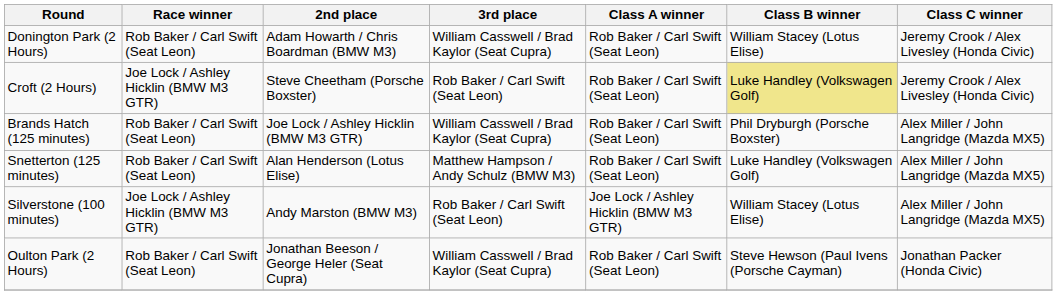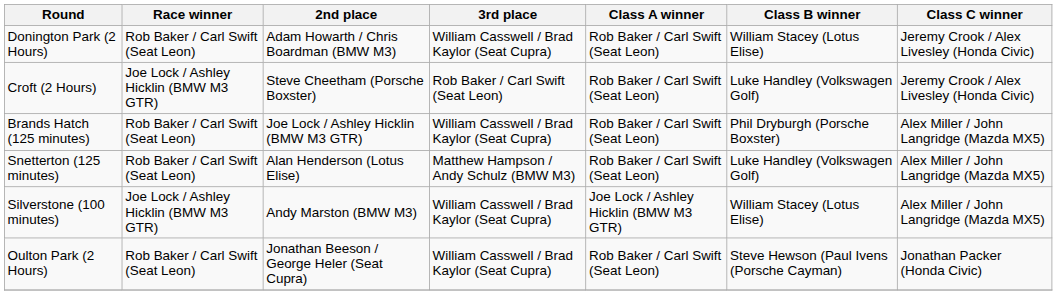(811, 88) khaki background -> (811, 88) no background
(499, 212) Rob Baker / Carl Swift (Seat Leon) -> (503, 212) William Casswell / Brad Kaylor (Seat Cupra)
